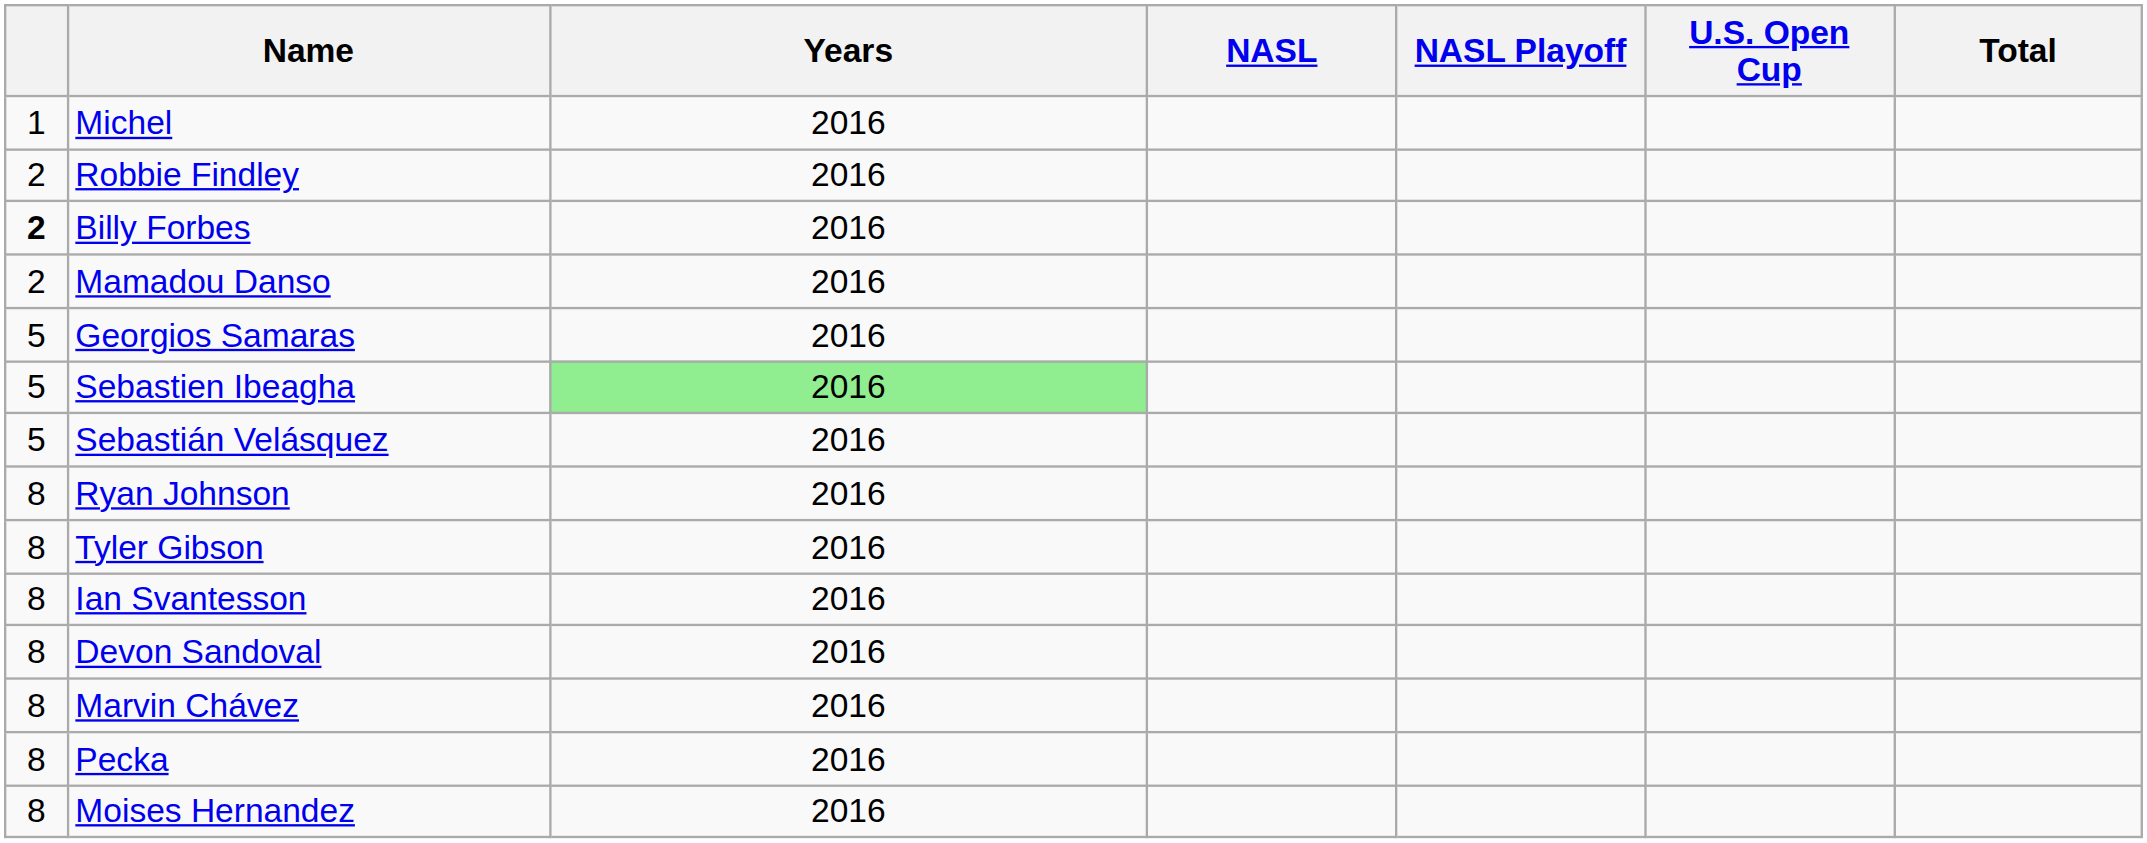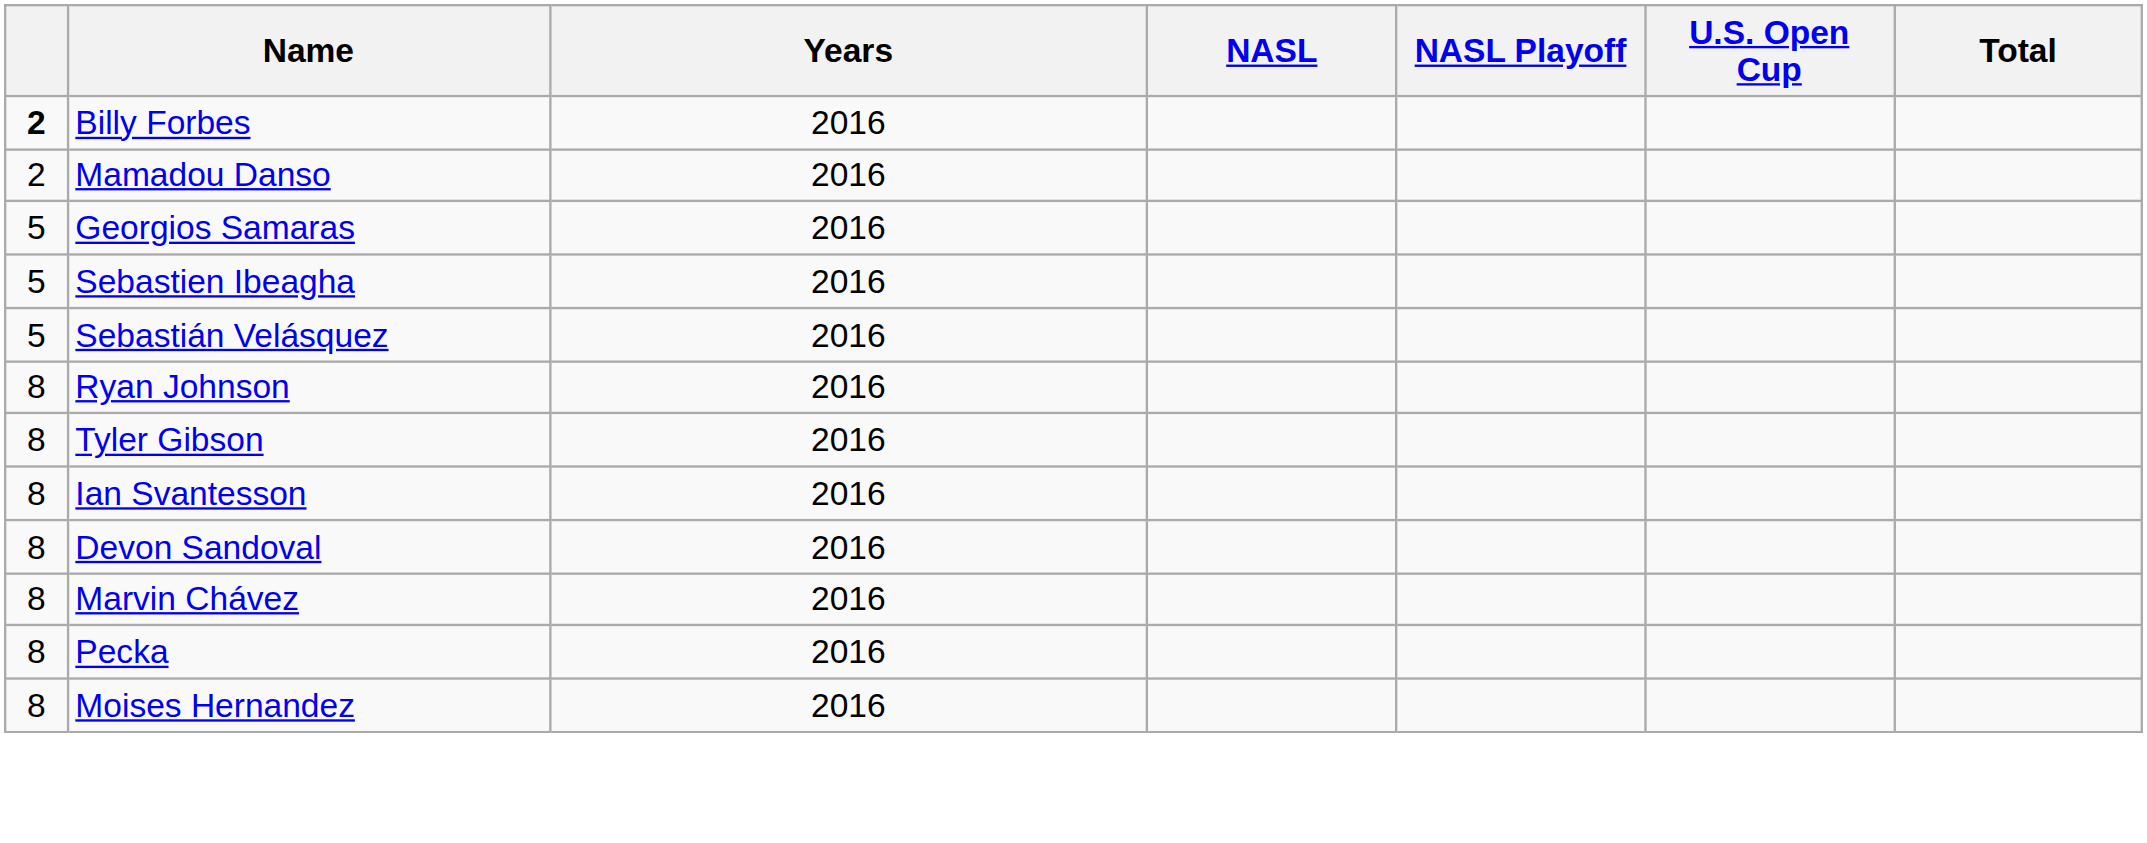- row: (124, 122)
- row: (187, 175)
(848, 387) lightgreen background -> (848, 281) no background
